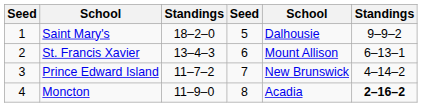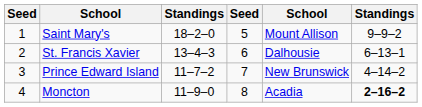(292, 33) Dalhousie -> (301, 33) Mount Allison
(301, 53) Mount Allison -> (292, 53) Dalhousie
